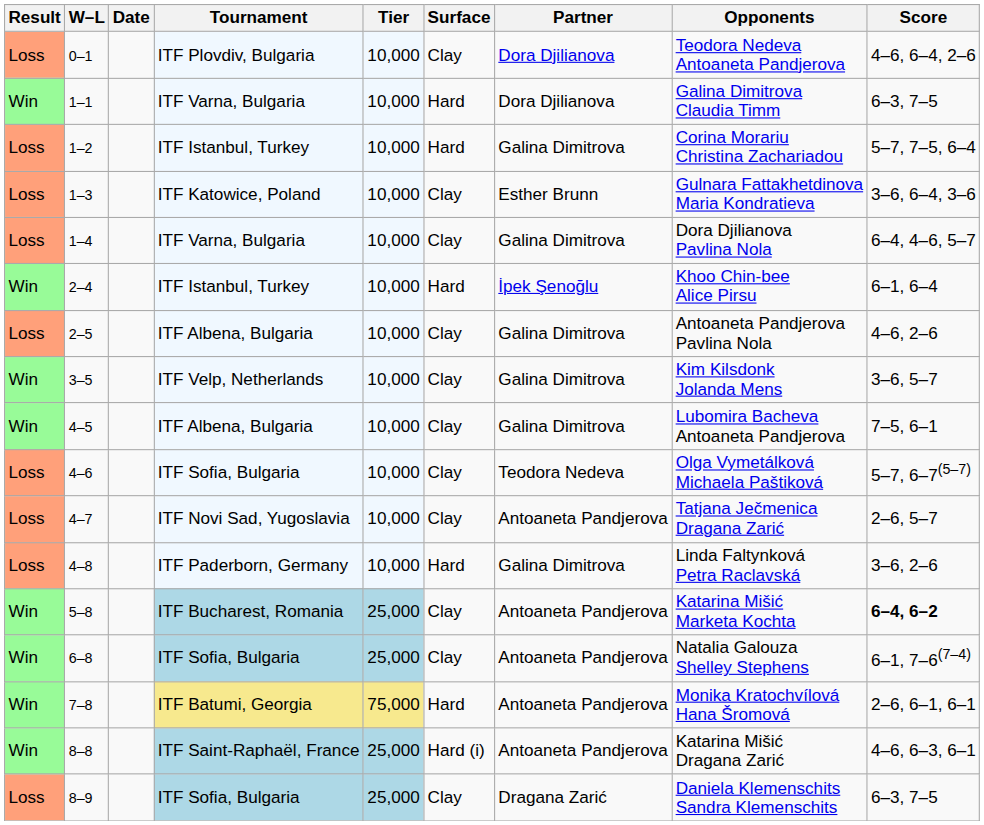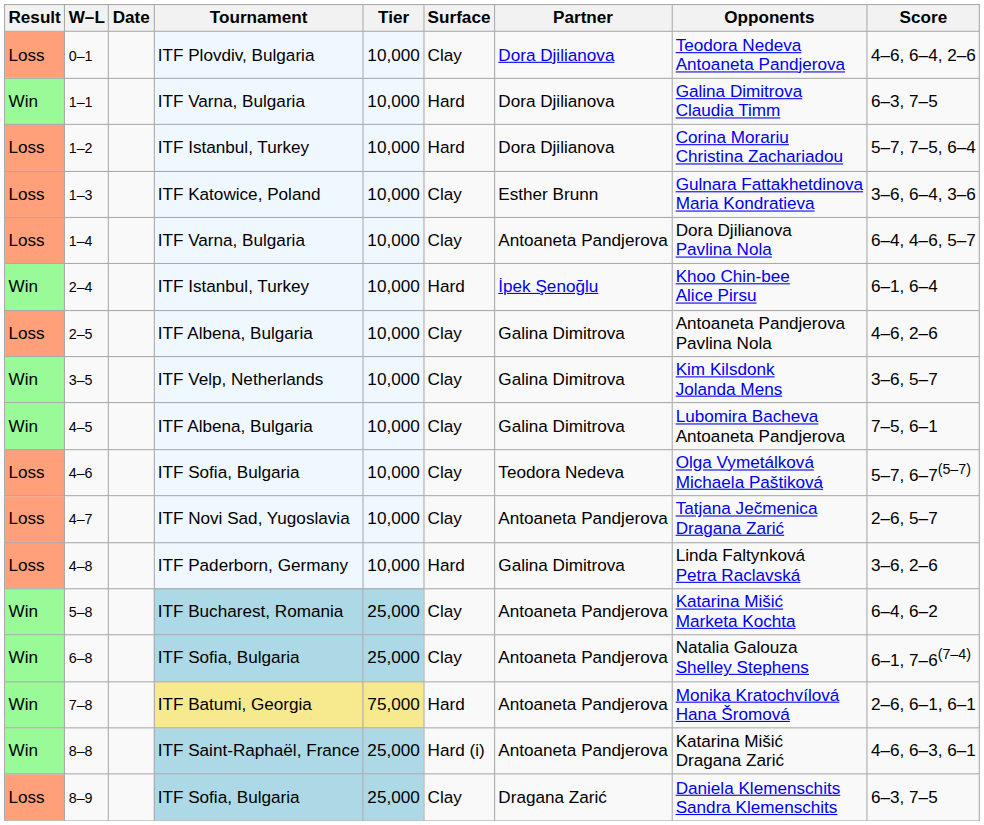(562, 147) Galina Dimitrova -> (556, 147) Dora Djilianova
(562, 240) Galina Dimitrova -> (583, 240) Antoaneta Pandjerova
(904, 611) bold -> (904, 611) normal
